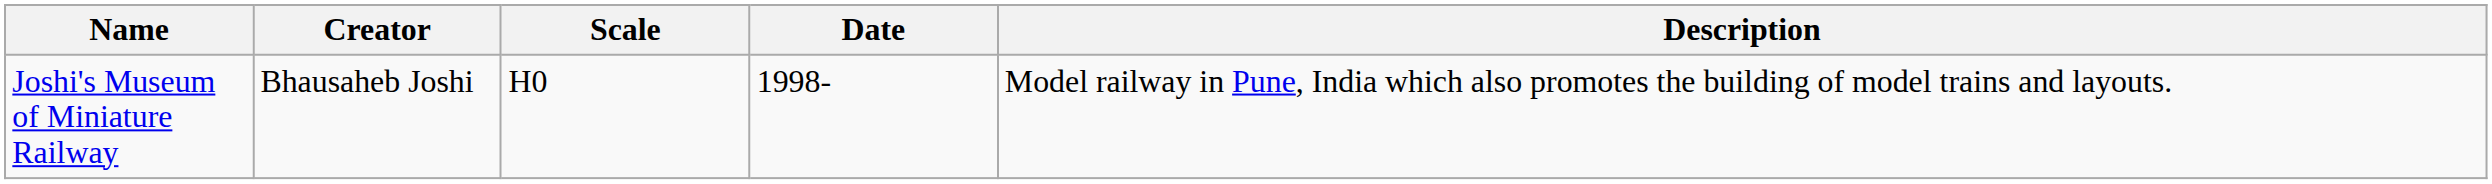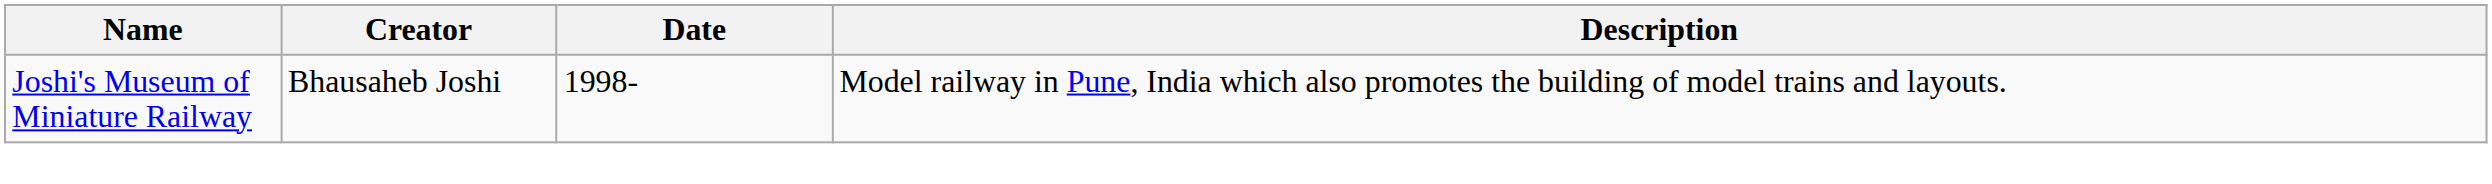- column: (625, 29)
